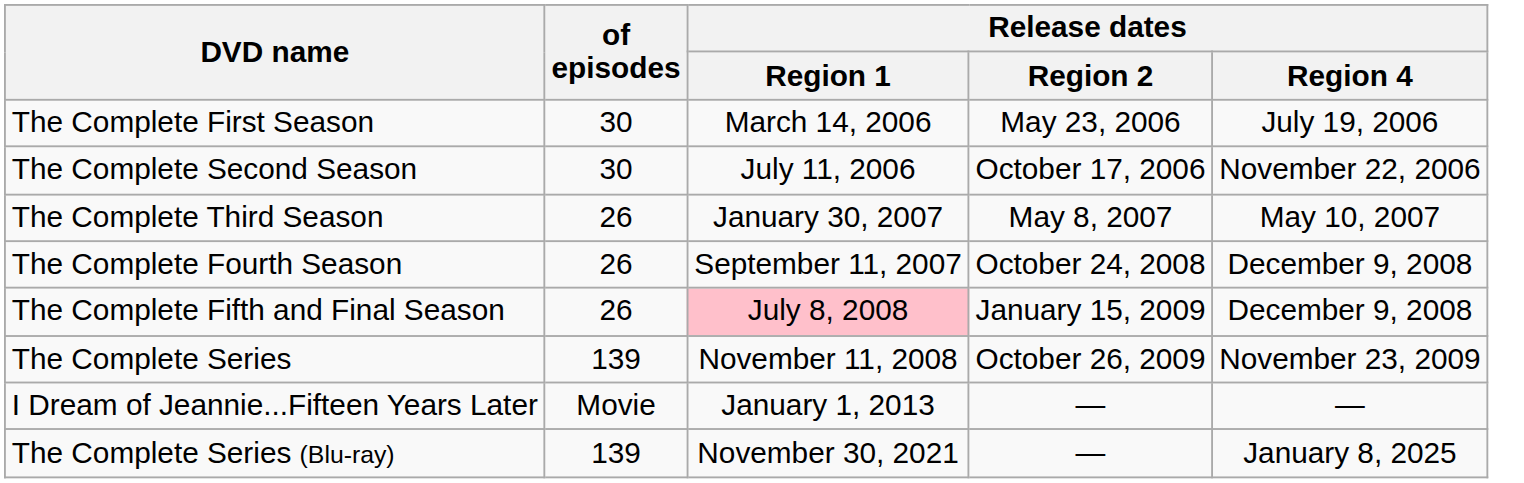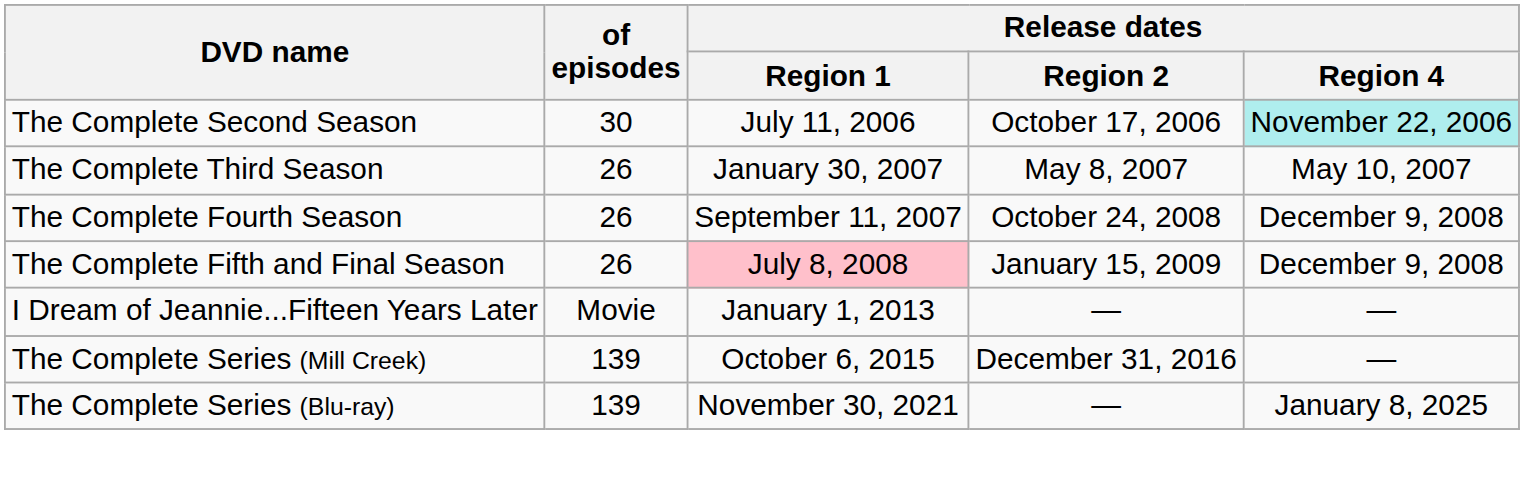- row: (193, 122)
(1350, 169) no background -> (1381, 122) paleturquoise background
- row: (152, 358)
+ row: (219, 358)
